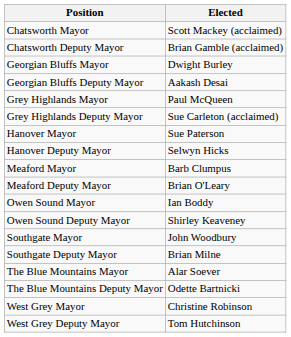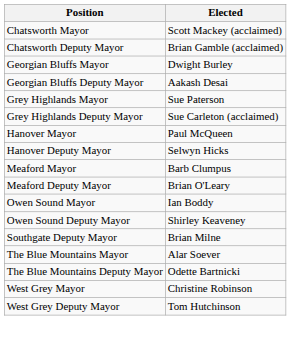(200, 99) Paul McQueen -> (196, 99) Sue Paterson
(196, 133) Sue Paterson -> (200, 133) Paul McQueen
- row: (44, 237)
